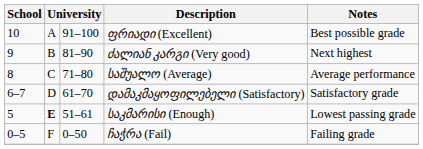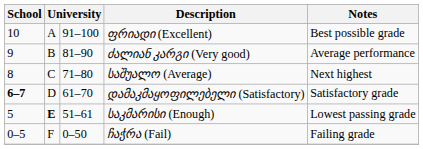(341, 53) Next highest -> (363, 53) Average performance
(363, 73) Average performance -> (341, 73) Next highest
(16, 93) normal -> (16, 93) bold
